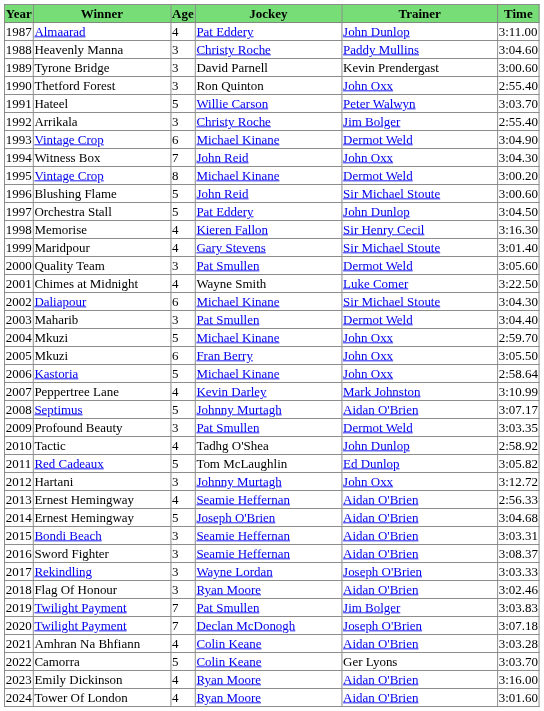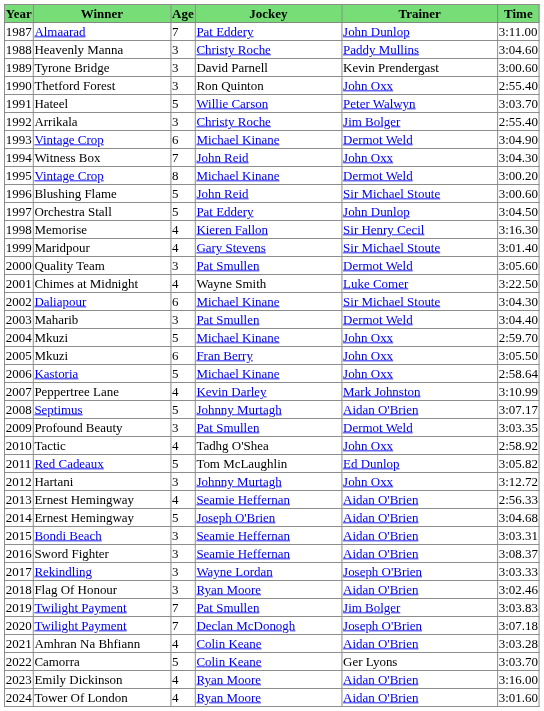(175, 31) 4 -> (175, 31) 7
(376, 445) John Dunlop -> (368, 445) John Oxx
